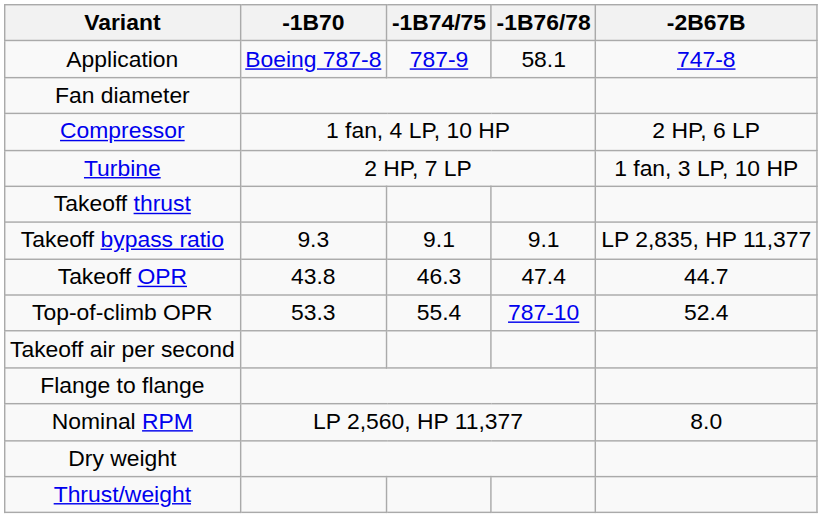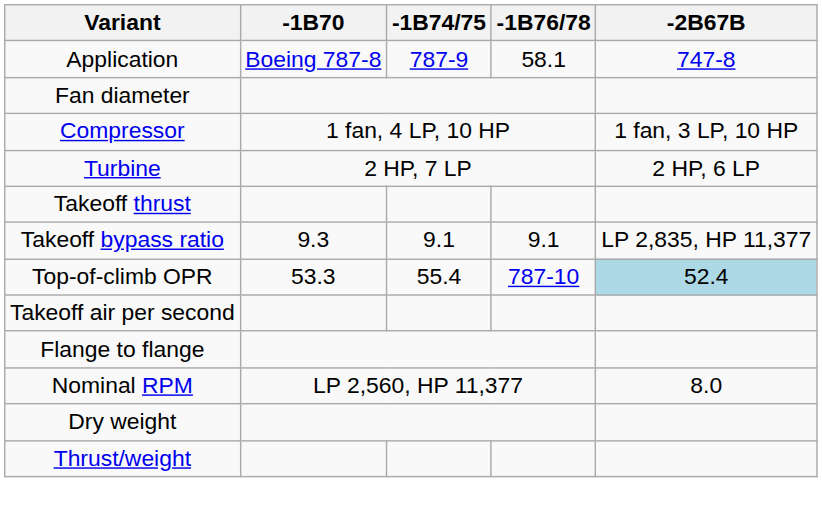(706, 131) 2 HP, 6 LP -> (706, 131) 1 fan, 3 LP, 10 HP
(706, 167) 1 fan, 3 LP, 10 HP -> (706, 167) 2 HP, 6 LP
- row: (122, 276)
(706, 312) no background -> (706, 276) lightblue background
